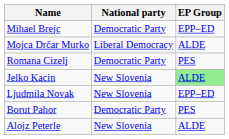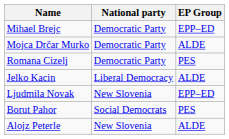(134, 45) Liberal Democracy -> (130, 45) Democratic Party
(123, 77) New Slovenia -> (134, 77) Liberal Democracy
(192, 77) lightgreen background -> (192, 77) no background
(130, 110) Democratic Party -> (130, 110) Social Democrats
